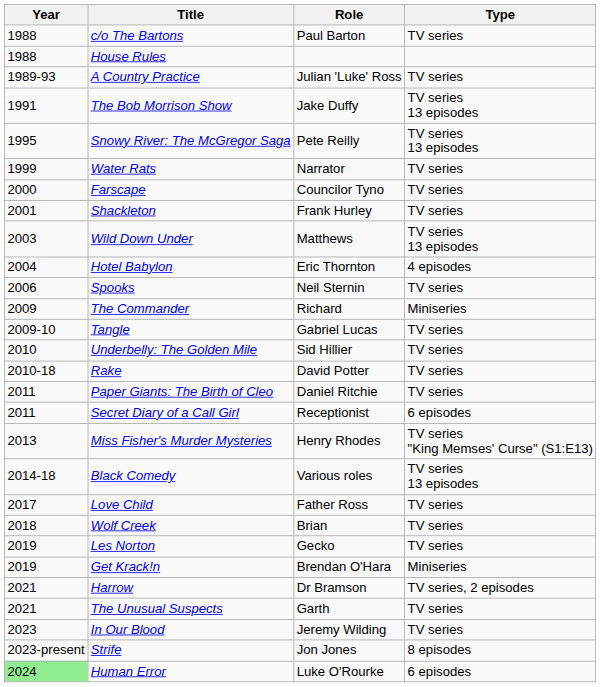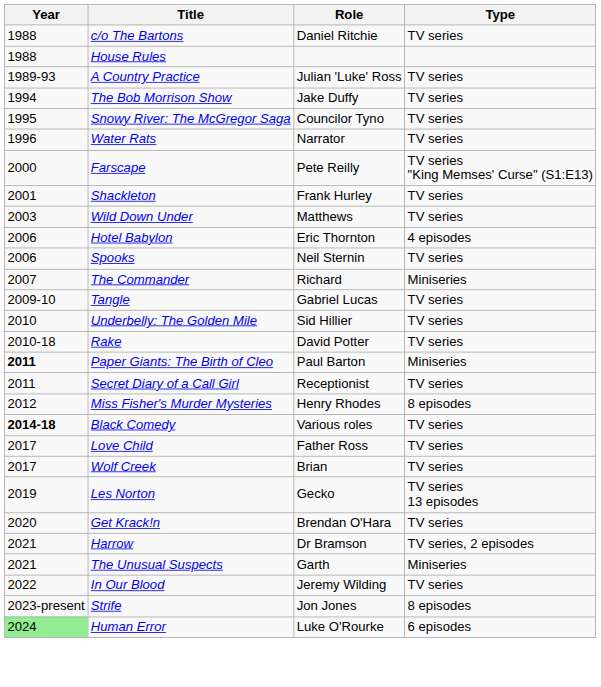(331, 35) Paul Barton -> (337, 35) Daniel Ritchie
(22, 105) 1991 -> (22, 98) 1994
(443, 105) TV series 13 episodes -> (435, 98) TV series
(328, 141) Pete Reilly -> (340, 118) Councilor Tyno
(443, 141) TV series 13 episodes -> (435, 118) TV series
(22, 169) 1999 -> (22, 139) 1996
(340, 190) Councilor Tyno -> (328, 167) Pete Reilly
(435, 190) TV series -> (500, 167) TV series "King Memses' Curse" (S1:E13)
(443, 239) TV series 13 episodes -> (435, 216) TV series
(22, 267) 2004 -> (22, 237) 2006
(22, 308) 2009 -> (22, 279) 2007
(22, 392) normal -> (22, 362) bold
(337, 392) Daniel Ritchie -> (331, 362) Paul Barton
(435, 392) TV series -> (437, 362) Miniseries
(439, 412) 6 episodes -> (435, 383) TV series
(22, 441) 2013 -> (22, 404) 2012
(500, 441) TV series "King Memses' Curse" (S1:E13) -> (439, 404) 8 episodes
(32, 476) normal -> (32, 425) bold
(443, 476) TV series 13 episodes -> (435, 425) TV series
(22, 525) 2018 -> (22, 466) 2017
(435, 546) TV series -> (443, 494) TV series 13 episodes
(22, 567) 2019 -> (22, 522) 2020
(437, 567) Miniseries -> (435, 522) TV series
(435, 608) TV series -> (437, 564) Miniseries
(22, 629) 2023 -> (22, 585) 2022
